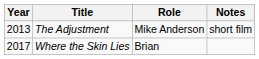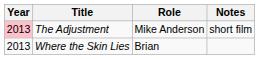(19, 29) no background -> (19, 29) pink background
(19, 46) 2017 -> (19, 46) 2013
